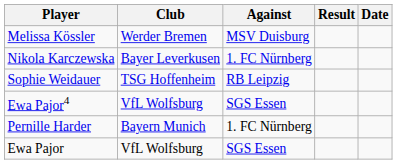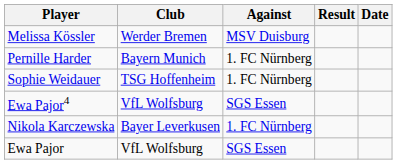rows swapped: (61, 58) <-> (49, 126)
(258, 79) RB Leipzig -> (269, 79) 1. FC Nürnberg
